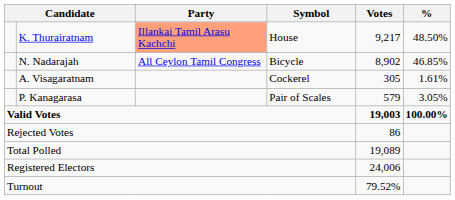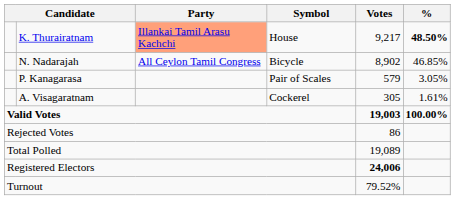(430, 37) normal -> (429, 37) bold
rows swapped: (50, 97) <-> (56, 79)
(385, 168) normal -> (385, 168) bold
